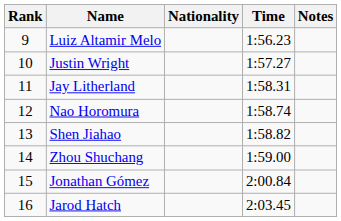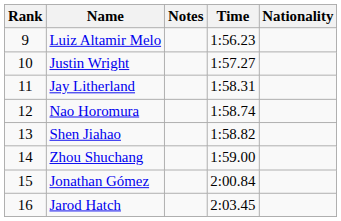columns swapped: (203, 16) <-> (316, 16)
